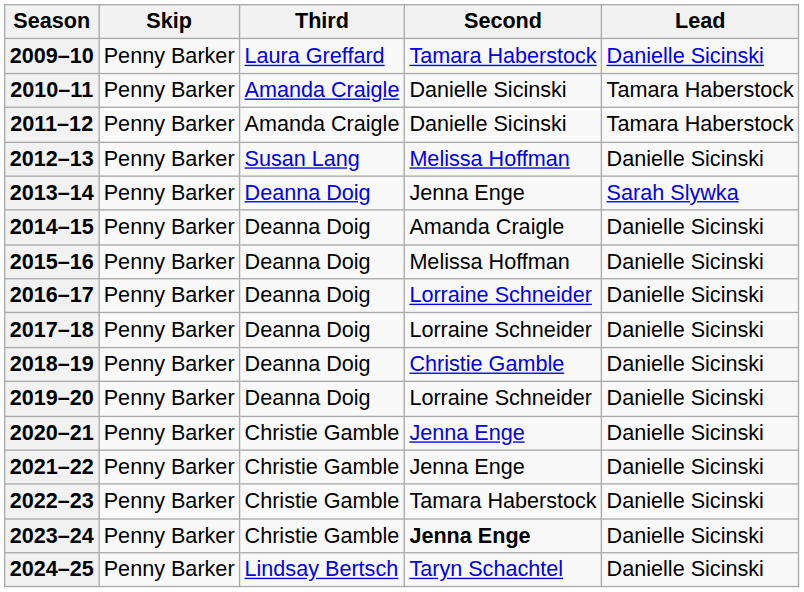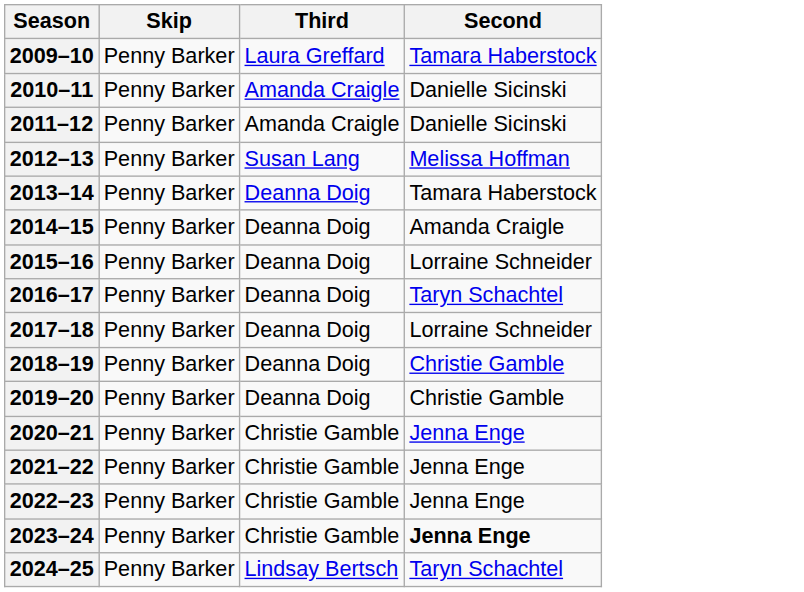- column: (700, 21)
(467, 192) Jenna Enge -> (503, 192) Tamara Haberstock
(490, 261) Melissa Hoffman -> (501, 261) Lorraine Schneider
(501, 295) Lorraine Schneider -> (486, 295) Taryn Schachtel
(501, 398) Lorraine Schneider -> (487, 398) Christie Gamble
(503, 501) Tamara Haberstock -> (467, 501) Jenna Enge
